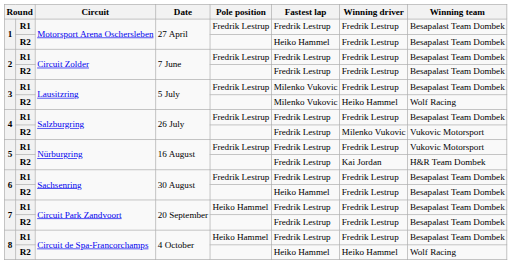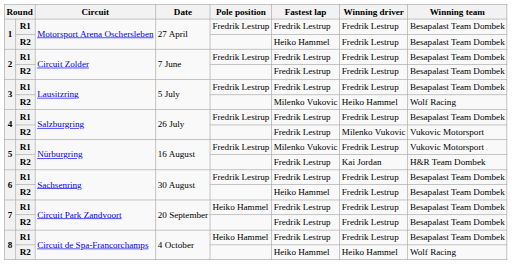(306, 86) Milenko Vukovic -> (302, 86) Fredrik Lestrup
(302, 146) Fredrik Lestrup -> (306, 146) Milenko Vukovic
